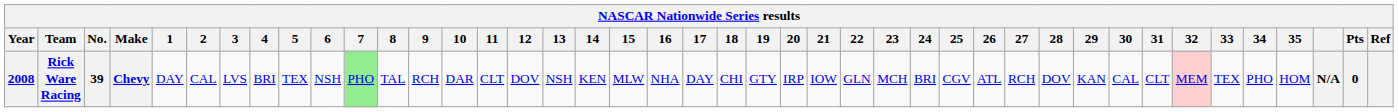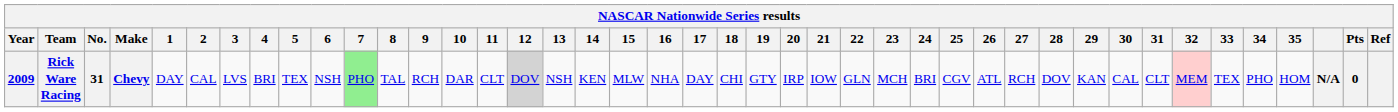(21, 78) 2008 -> (21, 78) 2009
(97, 78) 39 -> (97, 78) 31
(525, 78) no background -> (525, 78) lightgrey background
